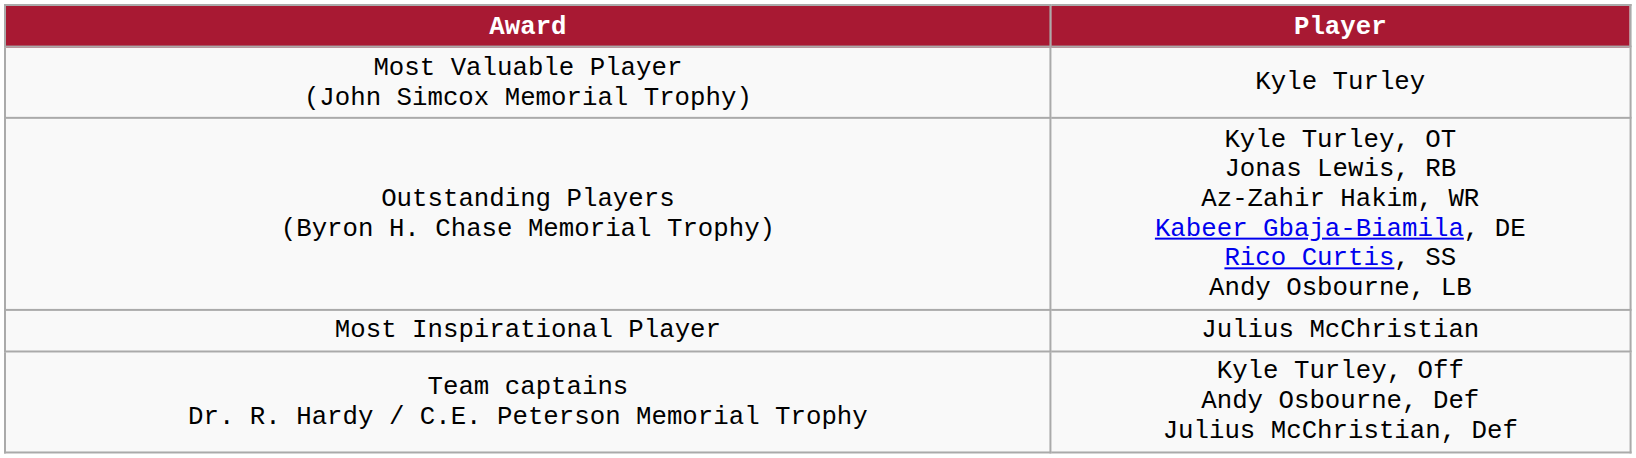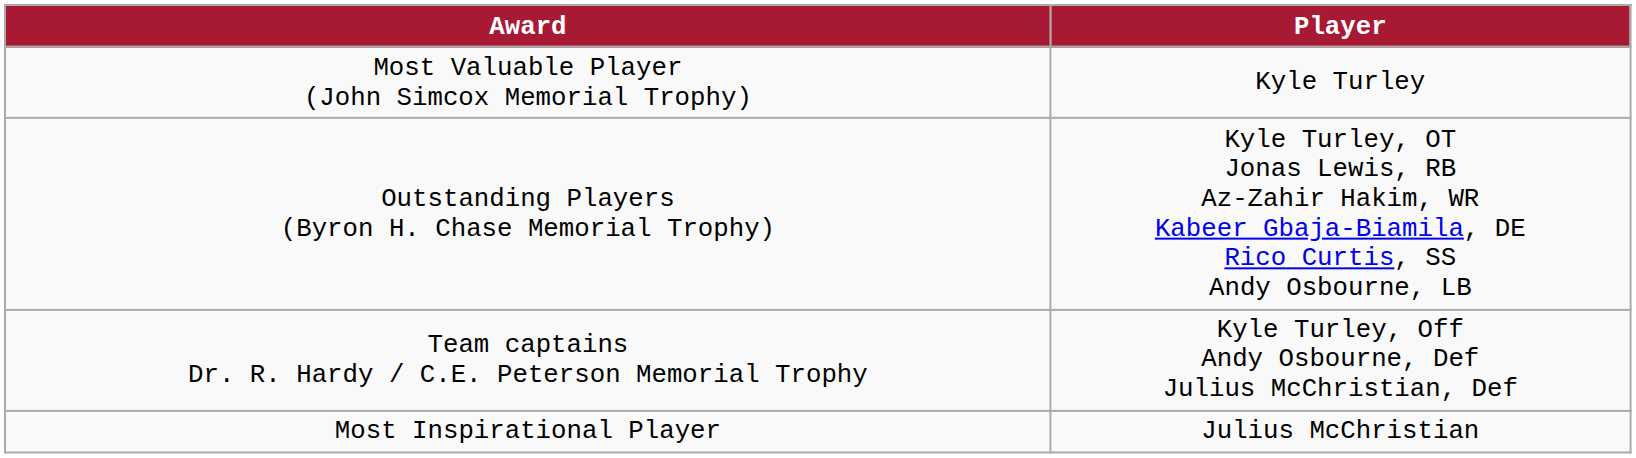rows swapped: (528, 402) <-> (528, 330)
